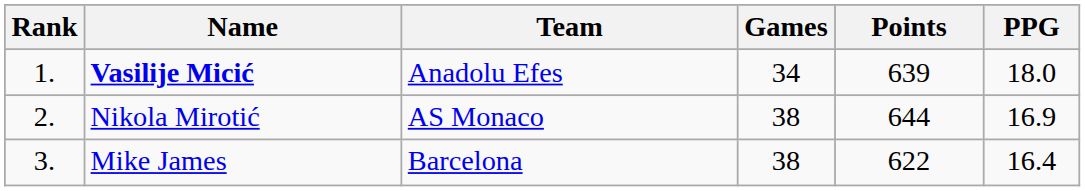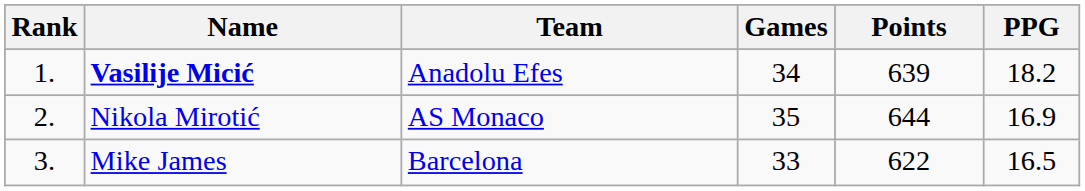(1031, 71) 18.0 -> (1031, 71) 18.2
(786, 116) 38 -> (786, 116) 35
(786, 161) 38 -> (786, 161) 33
(1031, 161) 16.4 -> (1031, 161) 16.5
